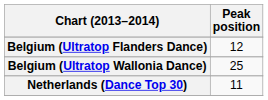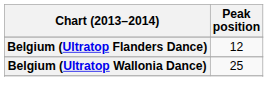- row: (107, 85)
